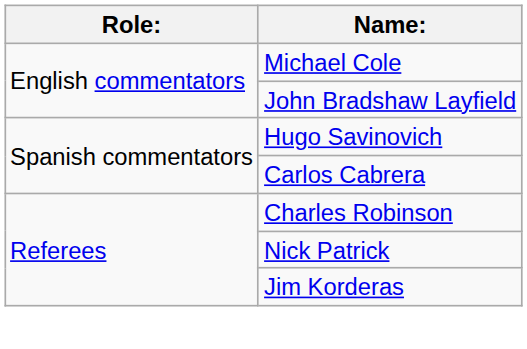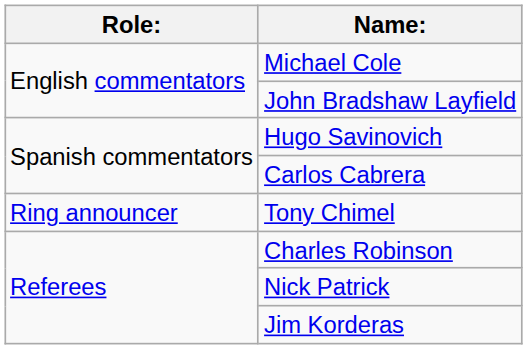+ row: (329, 212)
